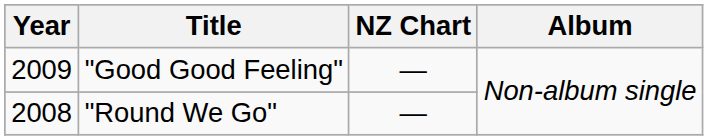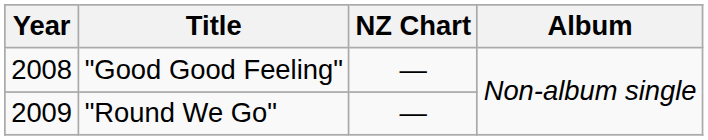(42, 69) 2009 -> (42, 69) 2008
(42, 112) 2008 -> (42, 112) 2009
